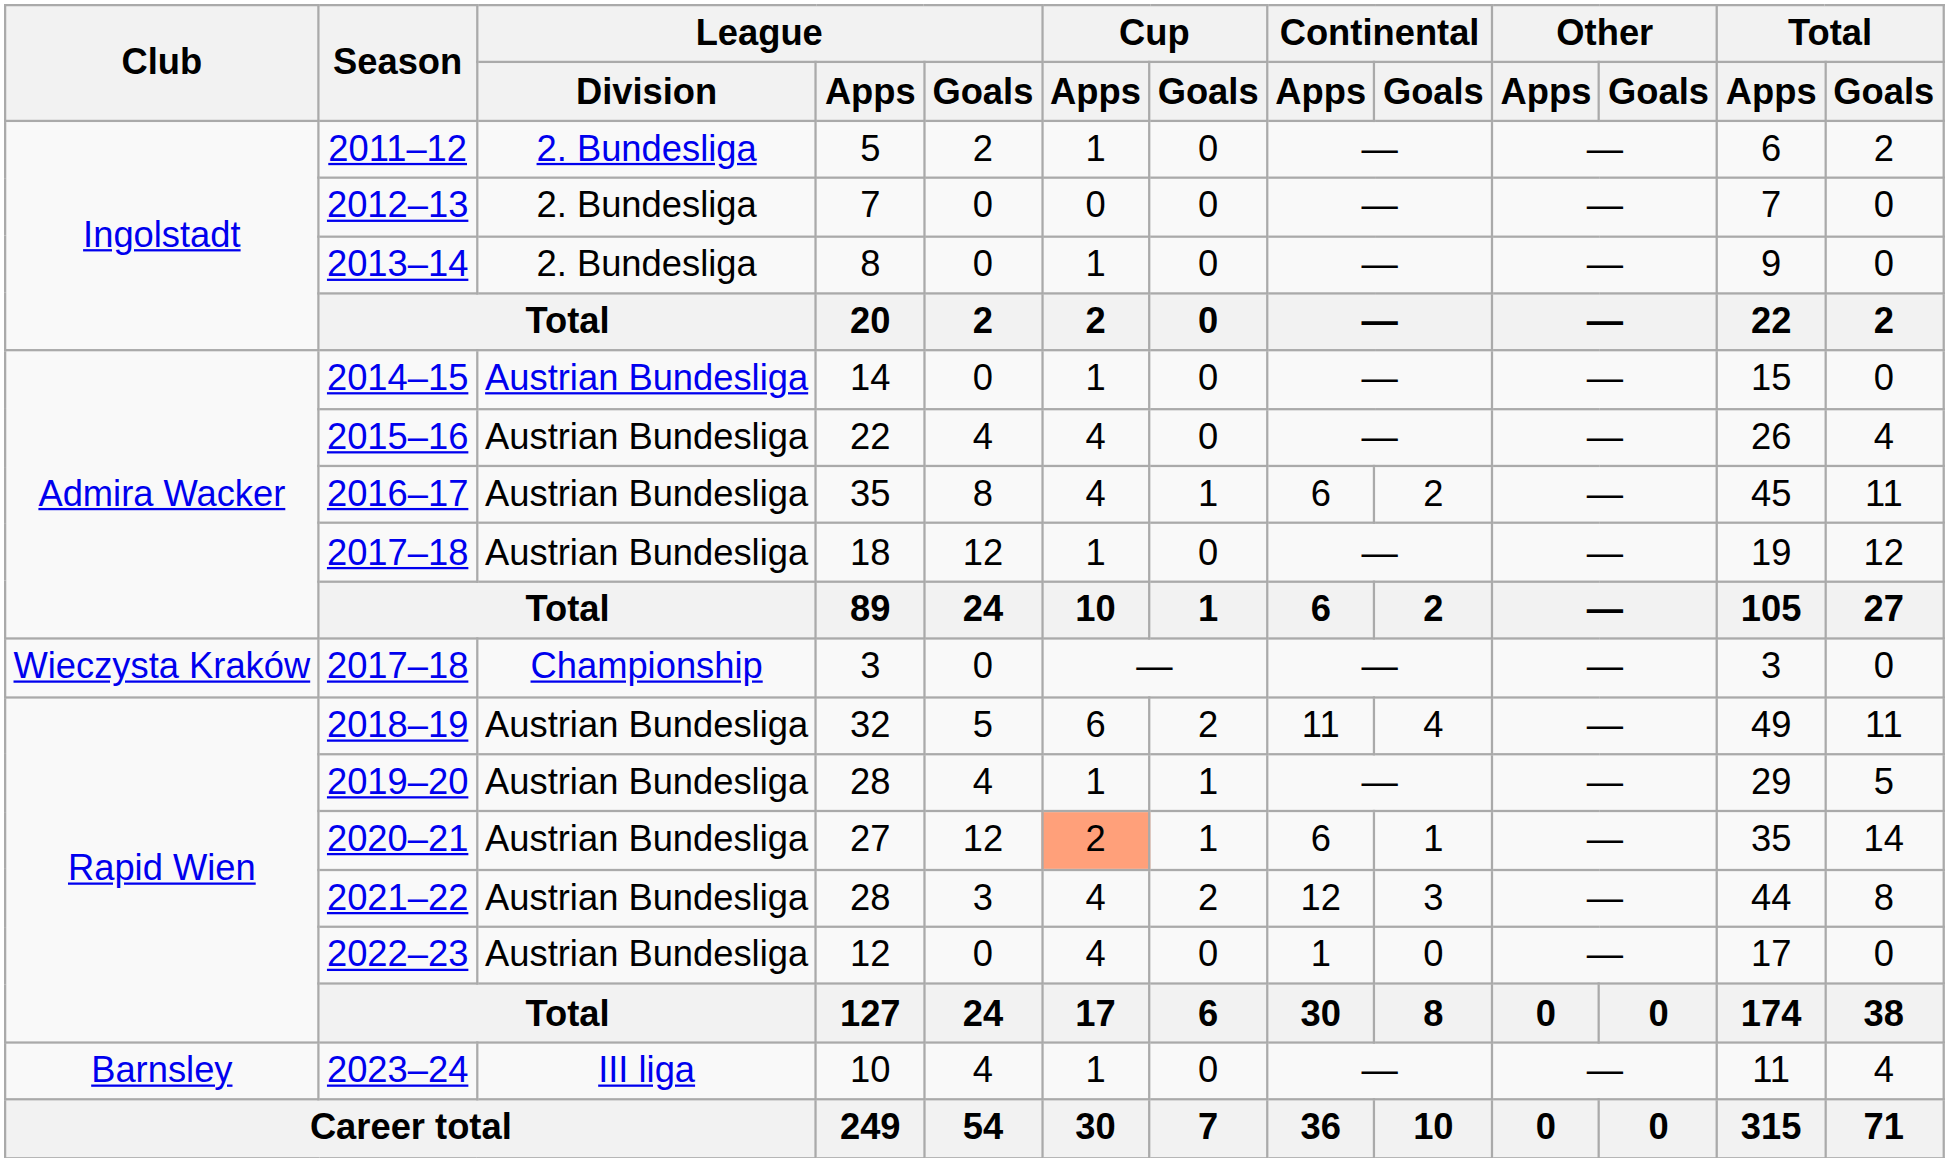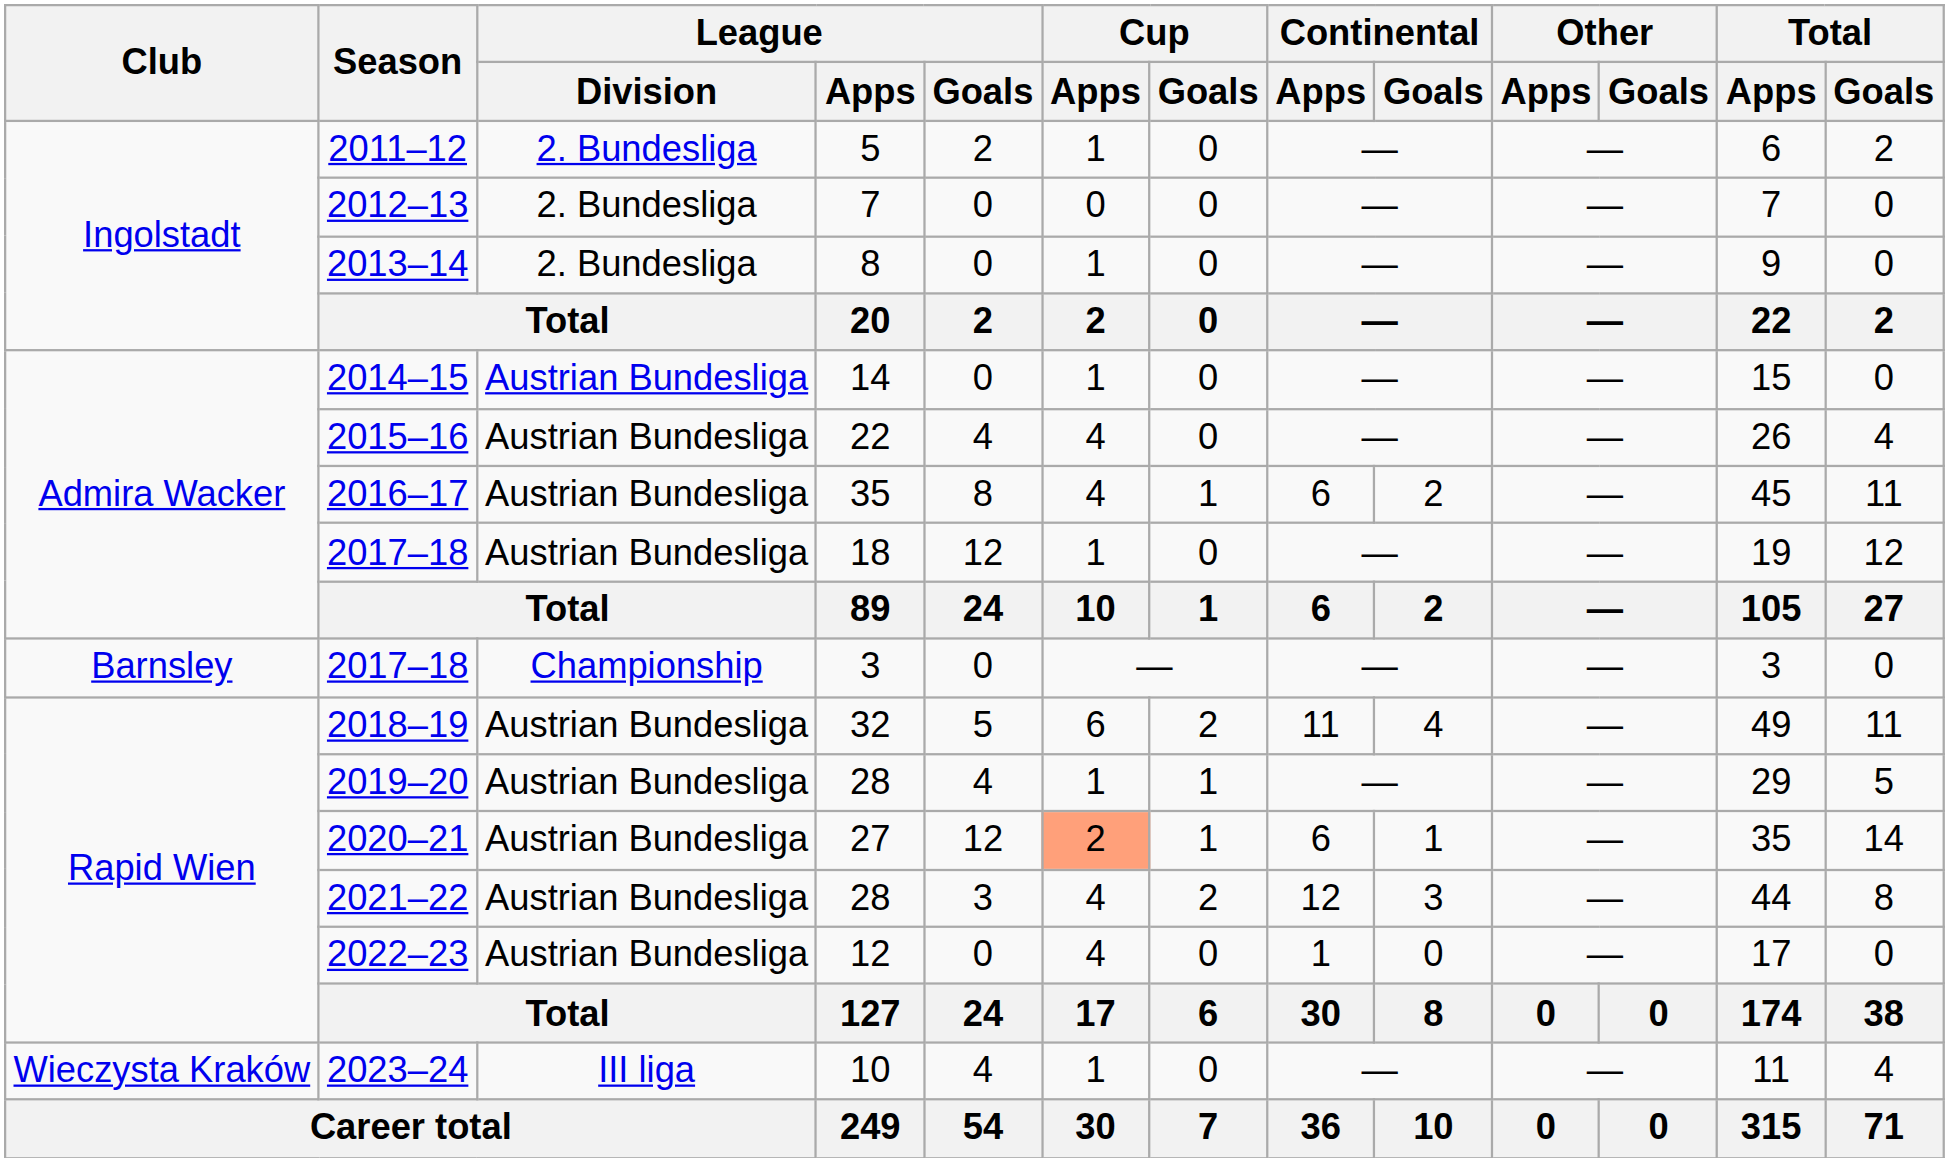(162, 666) Wieczysta Kraków -> (162, 666) Barnsley
(162, 1070) Barnsley -> (162, 1070) Wieczysta Kraków
